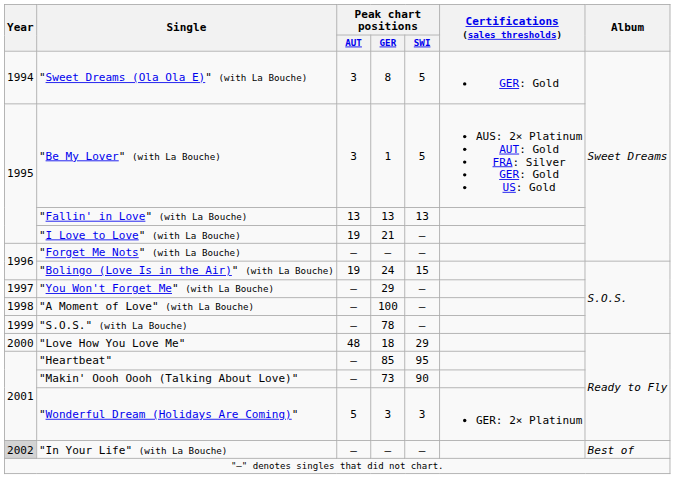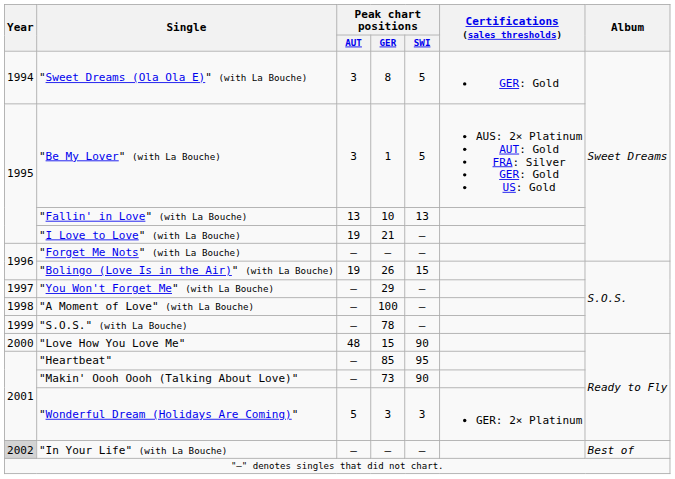(388, 216) 13 -> (388, 216) 10
(388, 271) 24 -> (388, 271) 26
(388, 343) 18 -> (388, 343) 15
(422, 343) 29 -> (422, 343) 90
